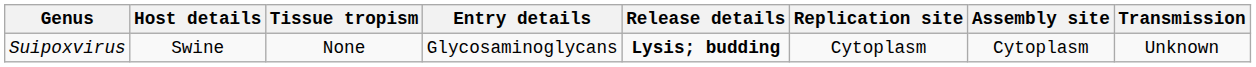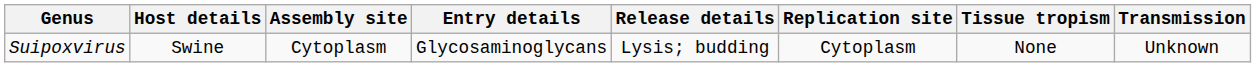columns swapped: (344, 19) <-> (1041, 19)
(706, 48) bold -> (695, 48) normal
